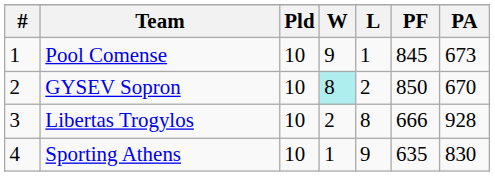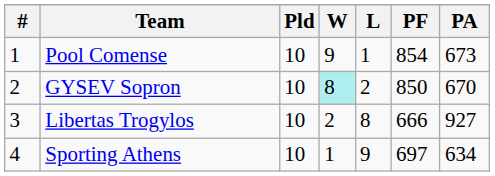(412, 54) 845 -> (412, 54) 854
(461, 120) 928 -> (461, 120) 927
(412, 154) 635 -> (412, 154) 697
(461, 154) 830 -> (461, 154) 634
